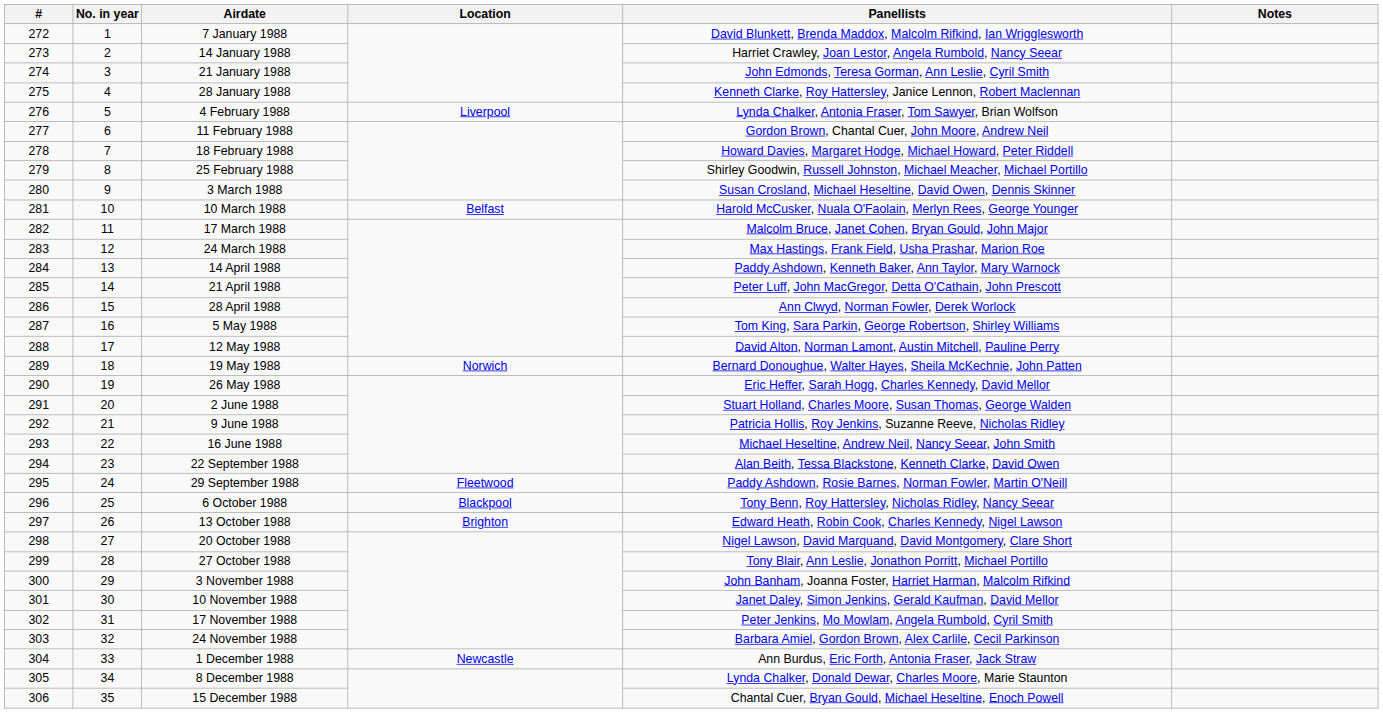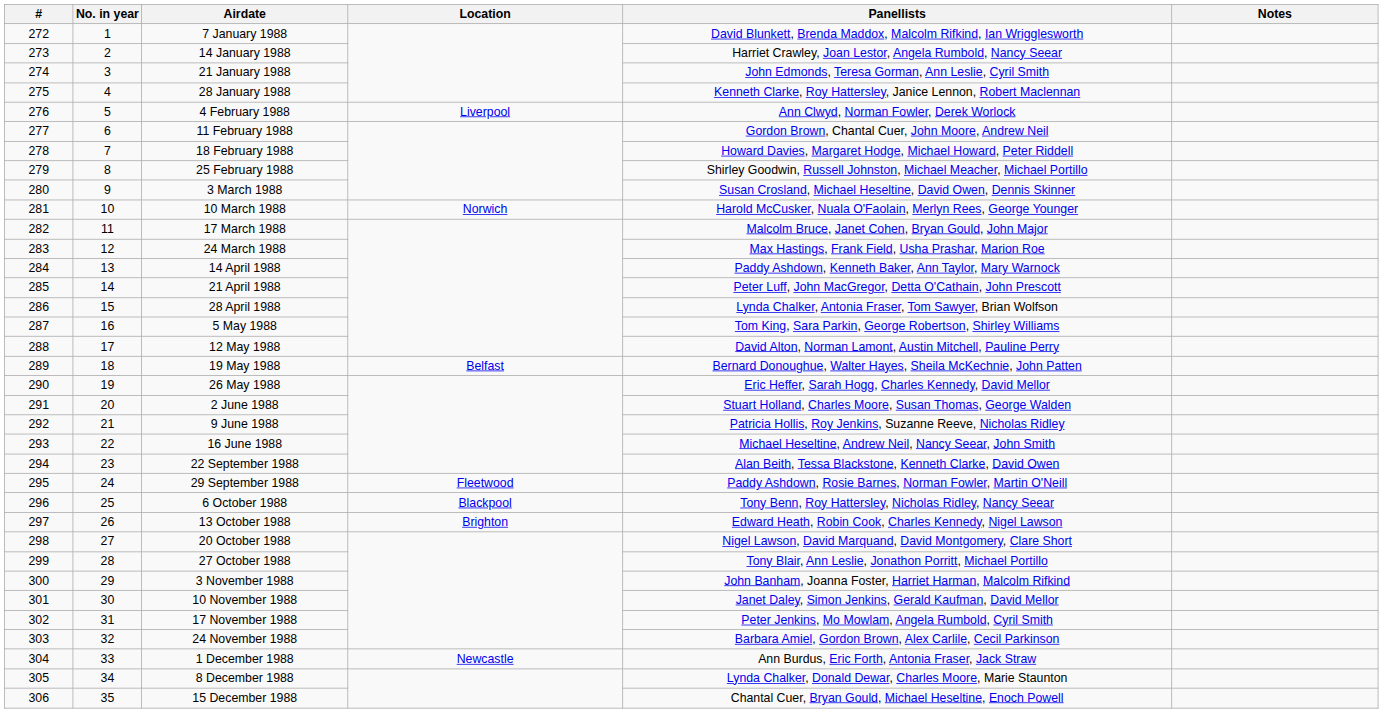(897, 111) Lynda Chalker, Antonia Fraser, Tom Sawyer, Brian Wolfson -> (897, 111) Ann Clwyd, Norman Fowler, Derek Worlock
(485, 209) Belfast -> (485, 209) Norwich
(897, 307) Ann Clwyd, Norman Fowler, Derek Worlock -> (897, 307) Lynda Chalker, Antonia Fraser, Tom Sawyer, Brian Wolfson
(485, 365) Norwich -> (485, 365) Belfast
